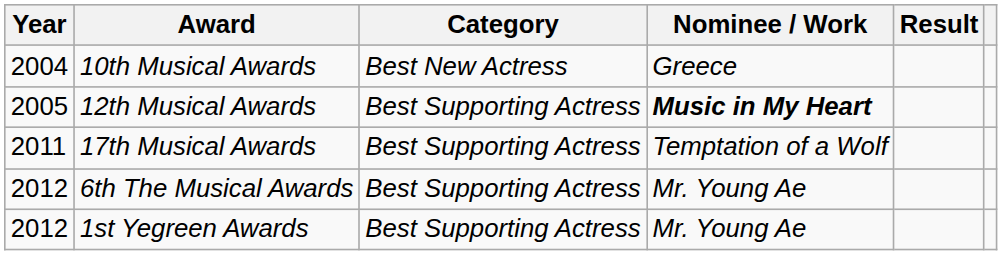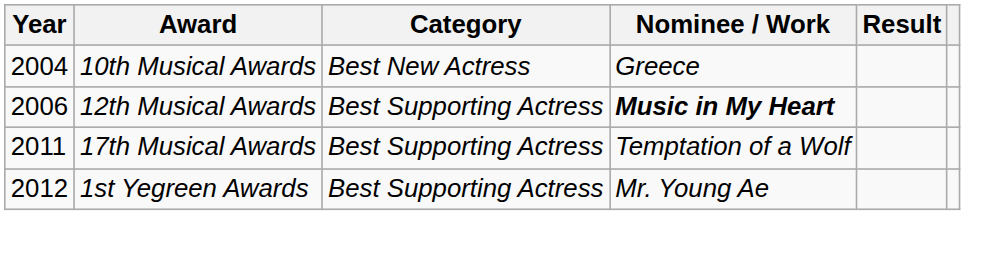(39, 106) 2005 -> (39, 106) 2006
- row: (217, 188)
